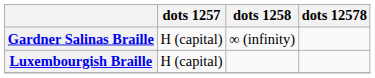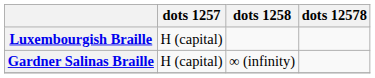rows swapped: (81, 38) <-> (81, 61)
